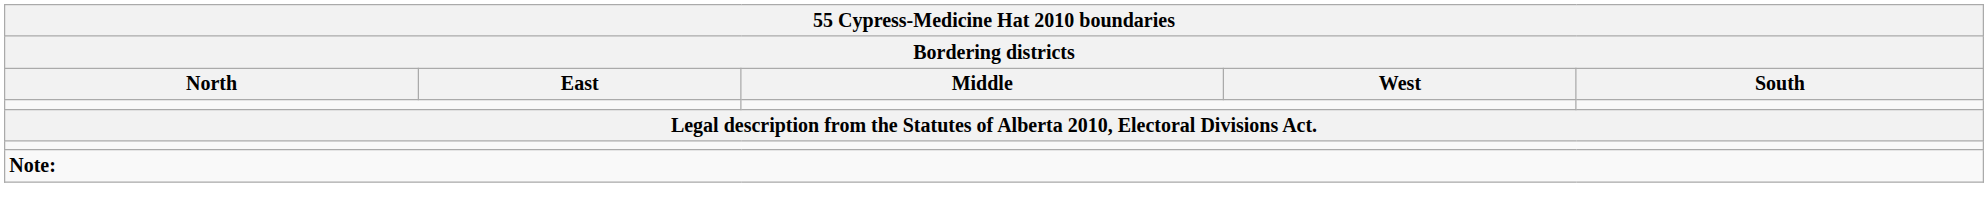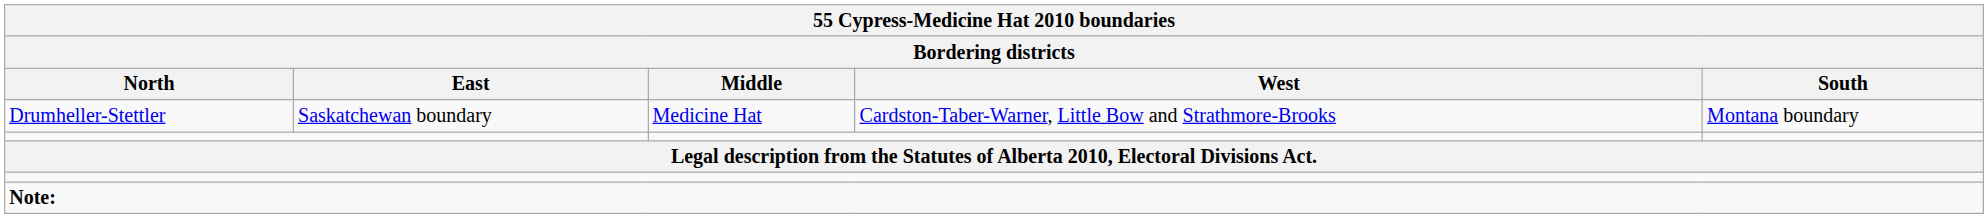+ row: (87, 115)
